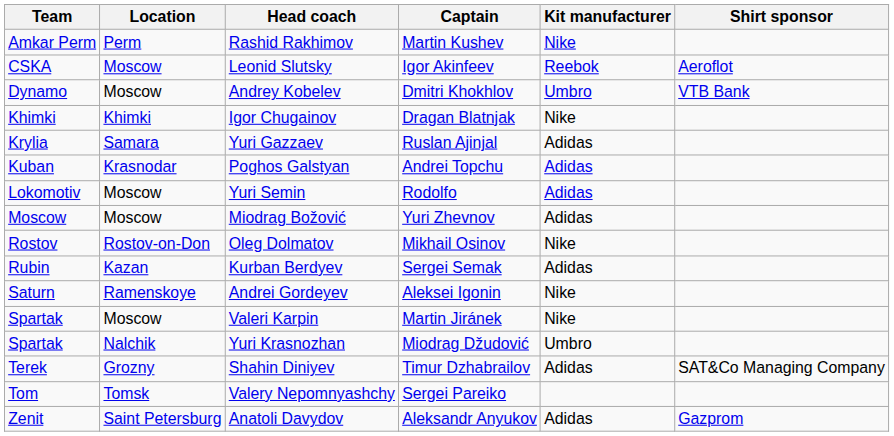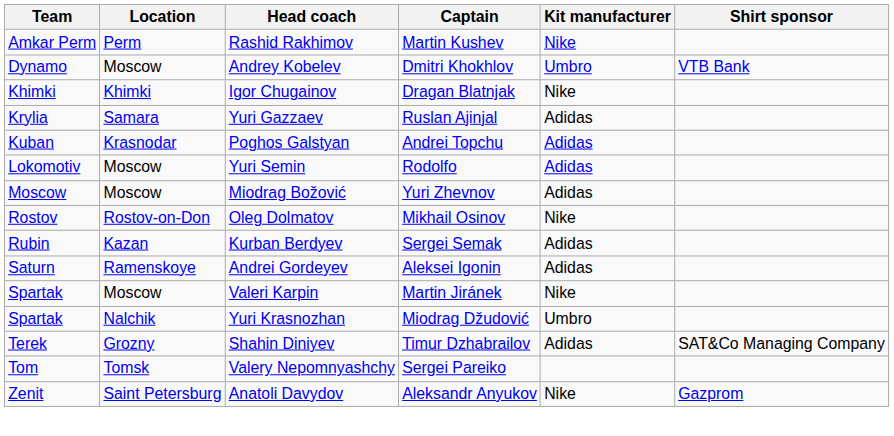- row: (280, 67)
(560, 293) Nike -> (568, 268) Adidas
(568, 419) Adidas -> (560, 393) Nike
